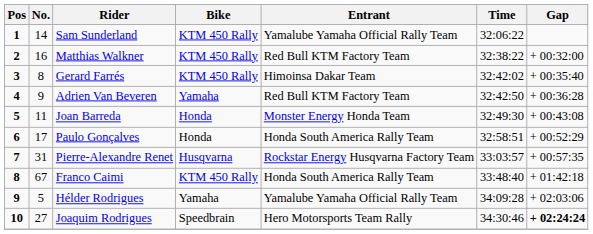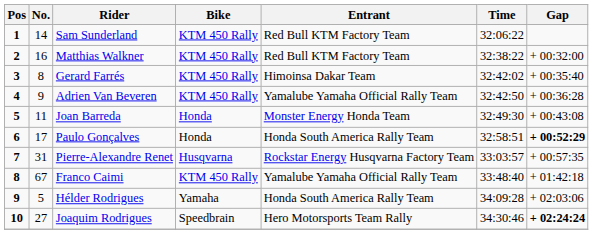(361, 34) Yamalube Yamaha Official Rally Team -> (337, 34) Red Bull KTM Factory Team
(199, 95) Yamaha -> (218, 95) KTM 450 Rally
(337, 95) Red Bull KTM Factory Team -> (361, 95) Yamalube Yamaha Official Rally Team
(557, 136) normal -> (558, 136) bold
(349, 177) Honda South America Rally Team -> (361, 177) Yamalube Yamaha Official Rally Team
(361, 198) Yamalube Yamaha Official Rally Team -> (349, 198) Honda South America Rally Team
